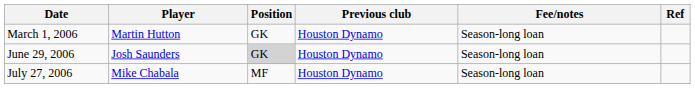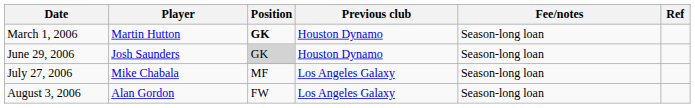(259, 34) normal -> (260, 34) bold
(340, 73) Houston Dynamo -> (346, 73) Los Angeles Galaxy
+ row: (44, 93)
